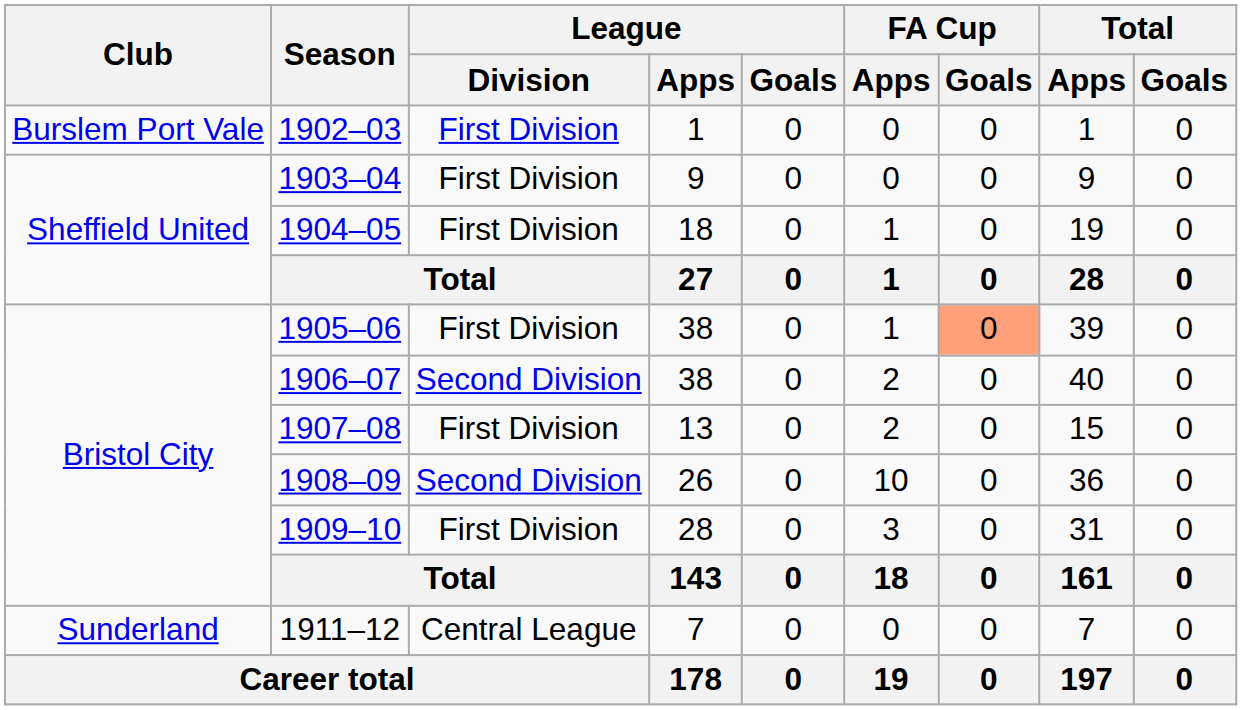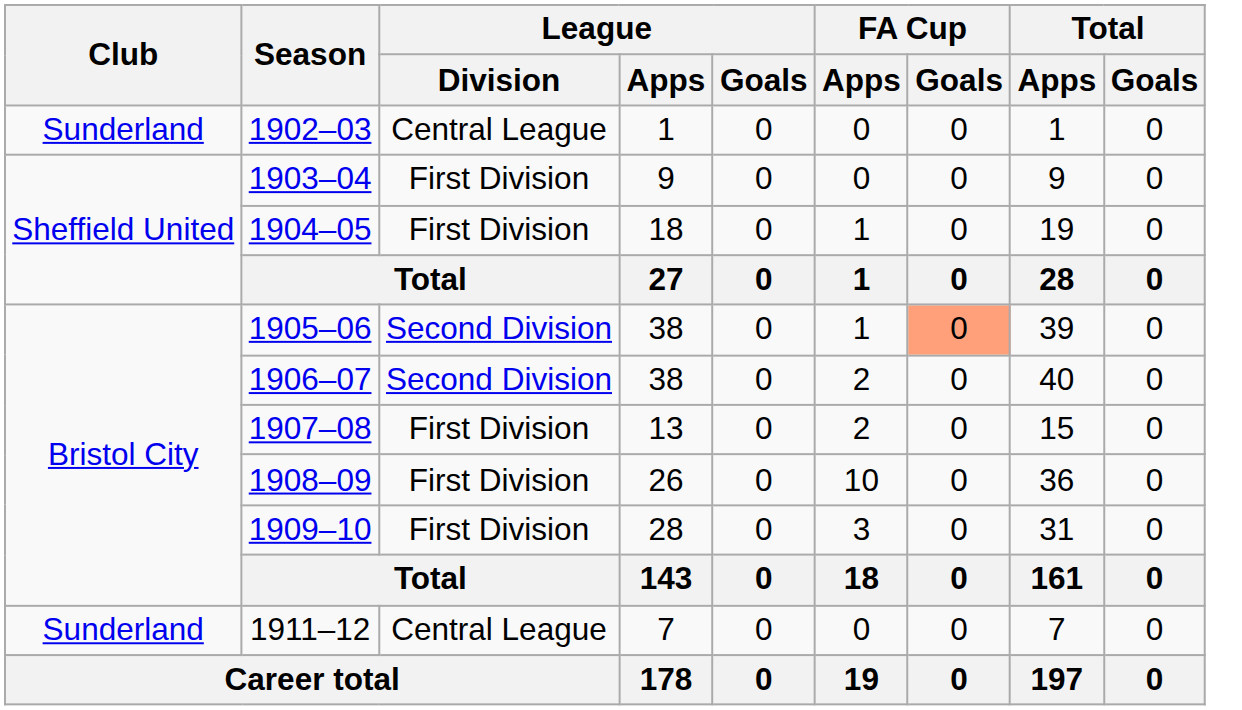(138, 129) Burslem Port Vale -> (123, 129) Sunderland
(529, 129) First Division -> (499, 129) Central League
(529, 329) First Division -> (499, 329) Second Division
(529, 479) Second Division -> (499, 479) First Division
